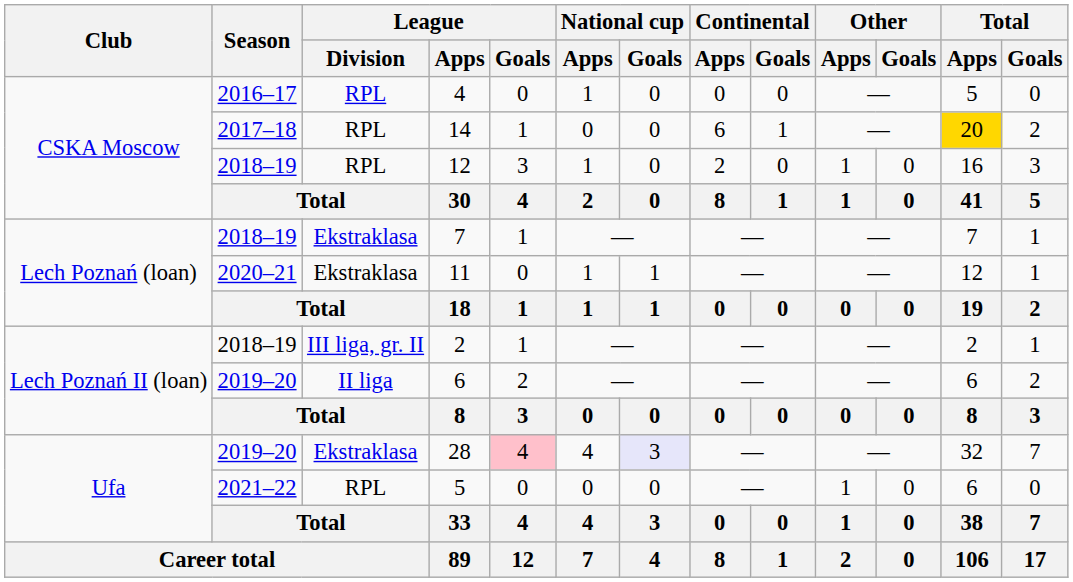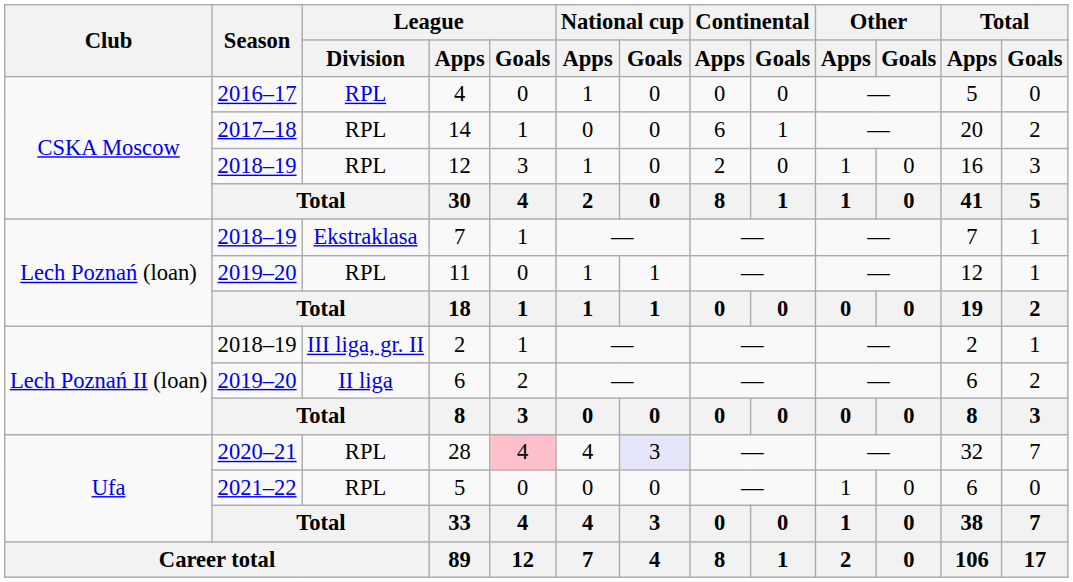(972, 129) gold background -> (972, 129) no background
(257, 272) 2020–21 -> (257, 272) 2019–20
(366, 272) Ekstraklasa -> (366, 272) RPL
(257, 451) 2019–20 -> (257, 451) 2020–21
(366, 451) Ekstraklasa -> (366, 451) RPL
